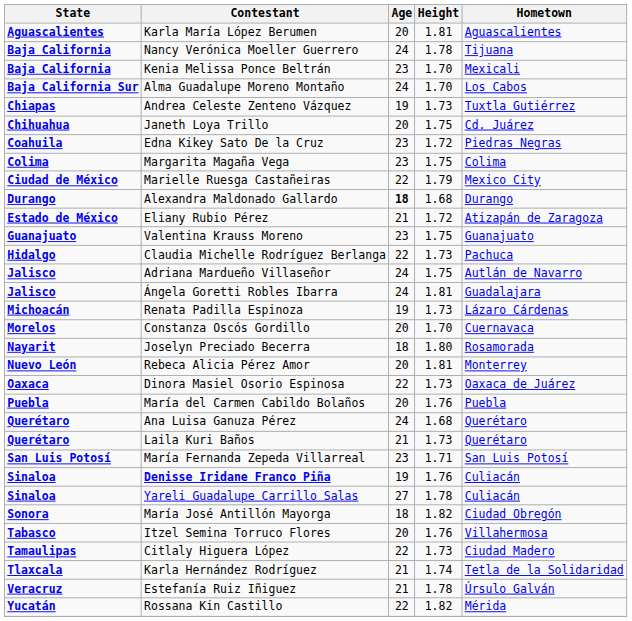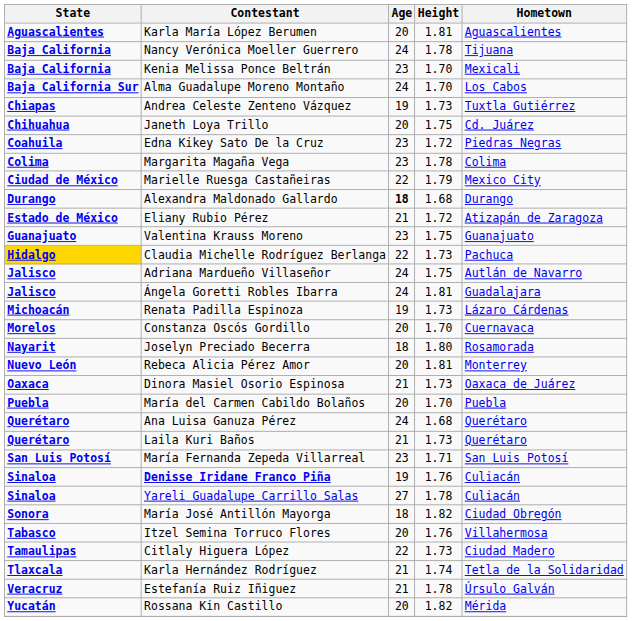(438, 162) 1.75 -> (438, 162) 1.78
(31, 255) no background -> (31, 255) gold background
(402, 385) 22 -> (402, 385) 21
(438, 403) 1.76 -> (438, 403) 1.70
(402, 607) 22 -> (402, 607) 20
